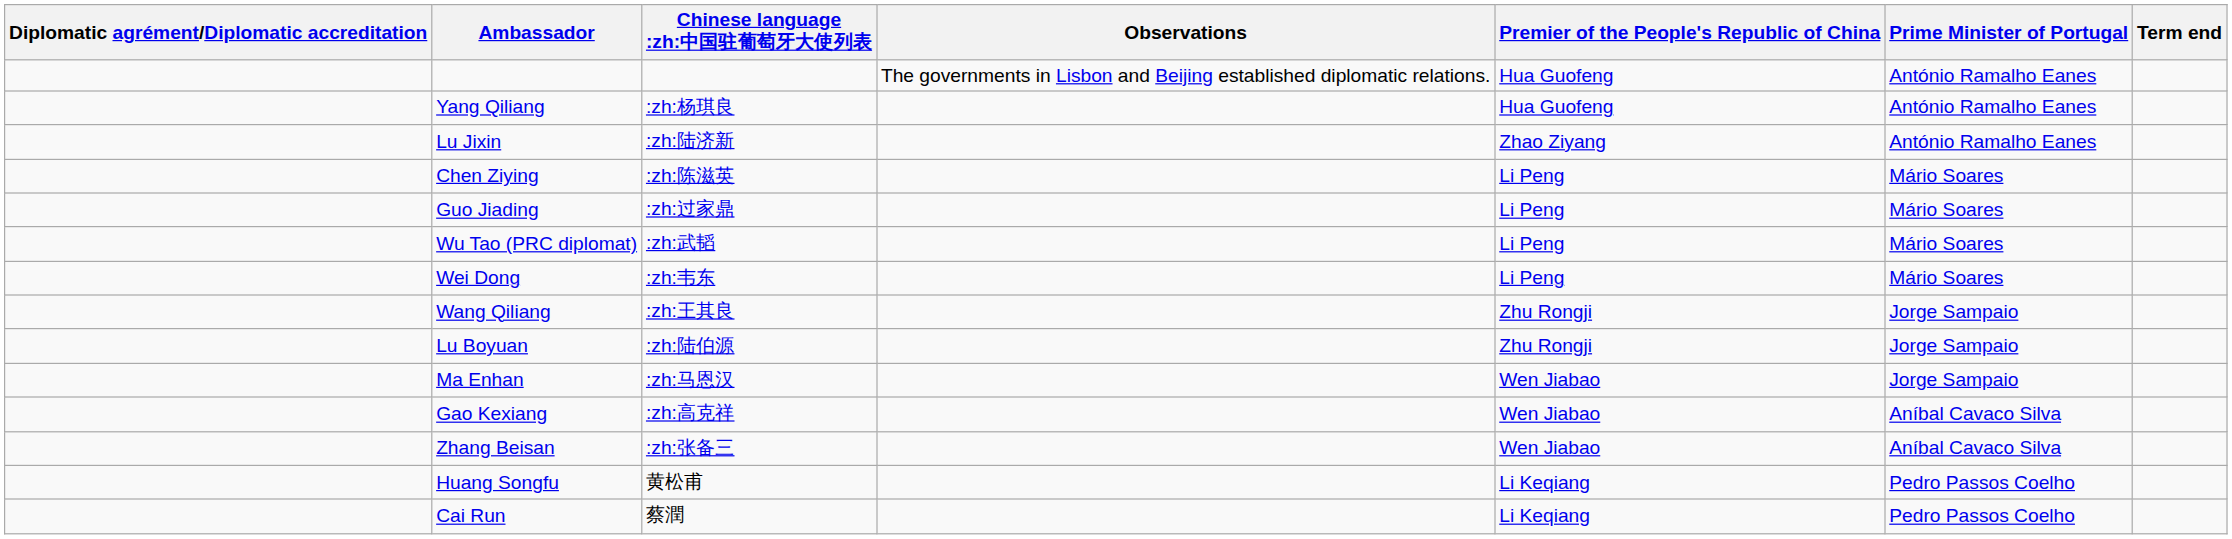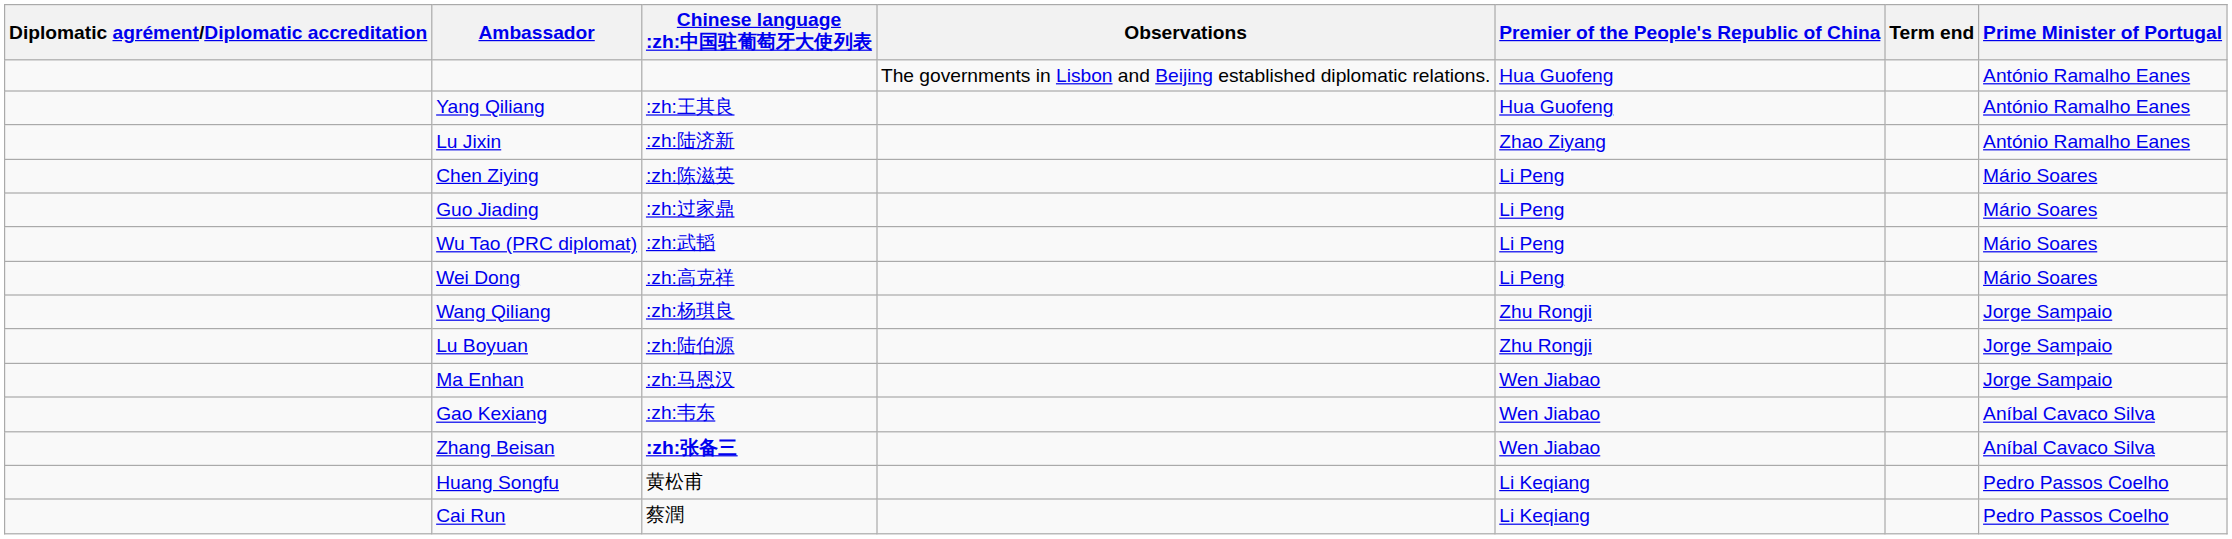columns swapped: (2009, 32) <-> (2180, 32)
(690, 107) :zh:杨琪良 -> (690, 107) :zh:王其良
(681, 277) :zh:韦东 -> (690, 277) :zh:高克祥
(690, 311) :zh:王其良 -> (690, 311) :zh:杨琪良
(690, 413) :zh:高克祥 -> (681, 413) :zh:韦东
(690, 447) normal -> (692, 447) bold
